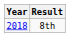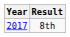(17, 26) 2018 -> (17, 26) 2017
